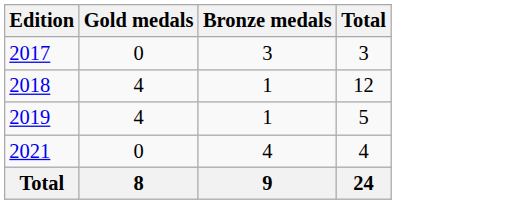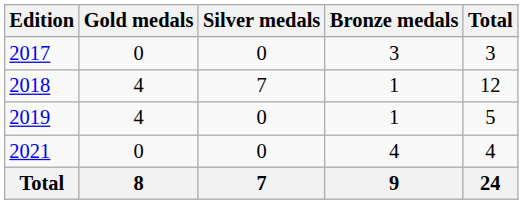+ column: (262, 20)
